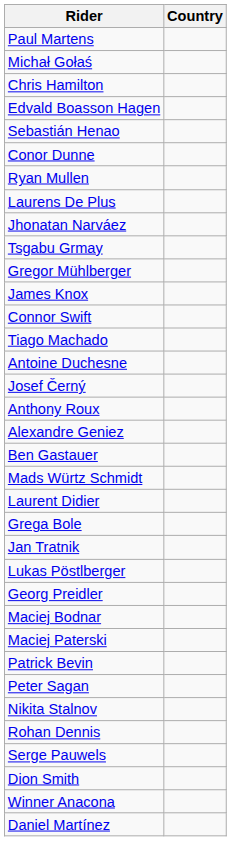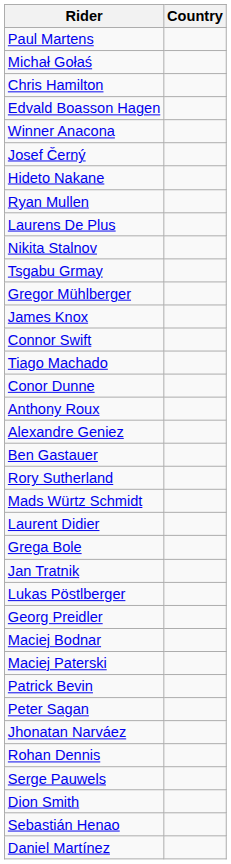rows swapped: (61, 802) <-> (64, 132)
rows swapped: (51, 155) <-> (47, 386)
+ row: (56, 178)
rows swapped: (67, 224) <-> (52, 709)
- row: (67, 363)
+ row: (61, 478)
